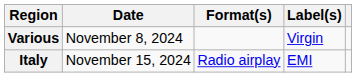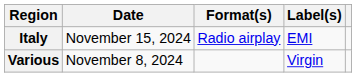rows swapped: (33, 38) <-> (33, 60)
